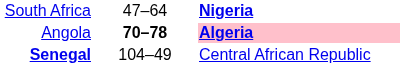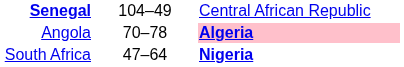rows swapped: (60, 54) <-> (48, 10)
(145, 32) bold -> (145, 32) normal
